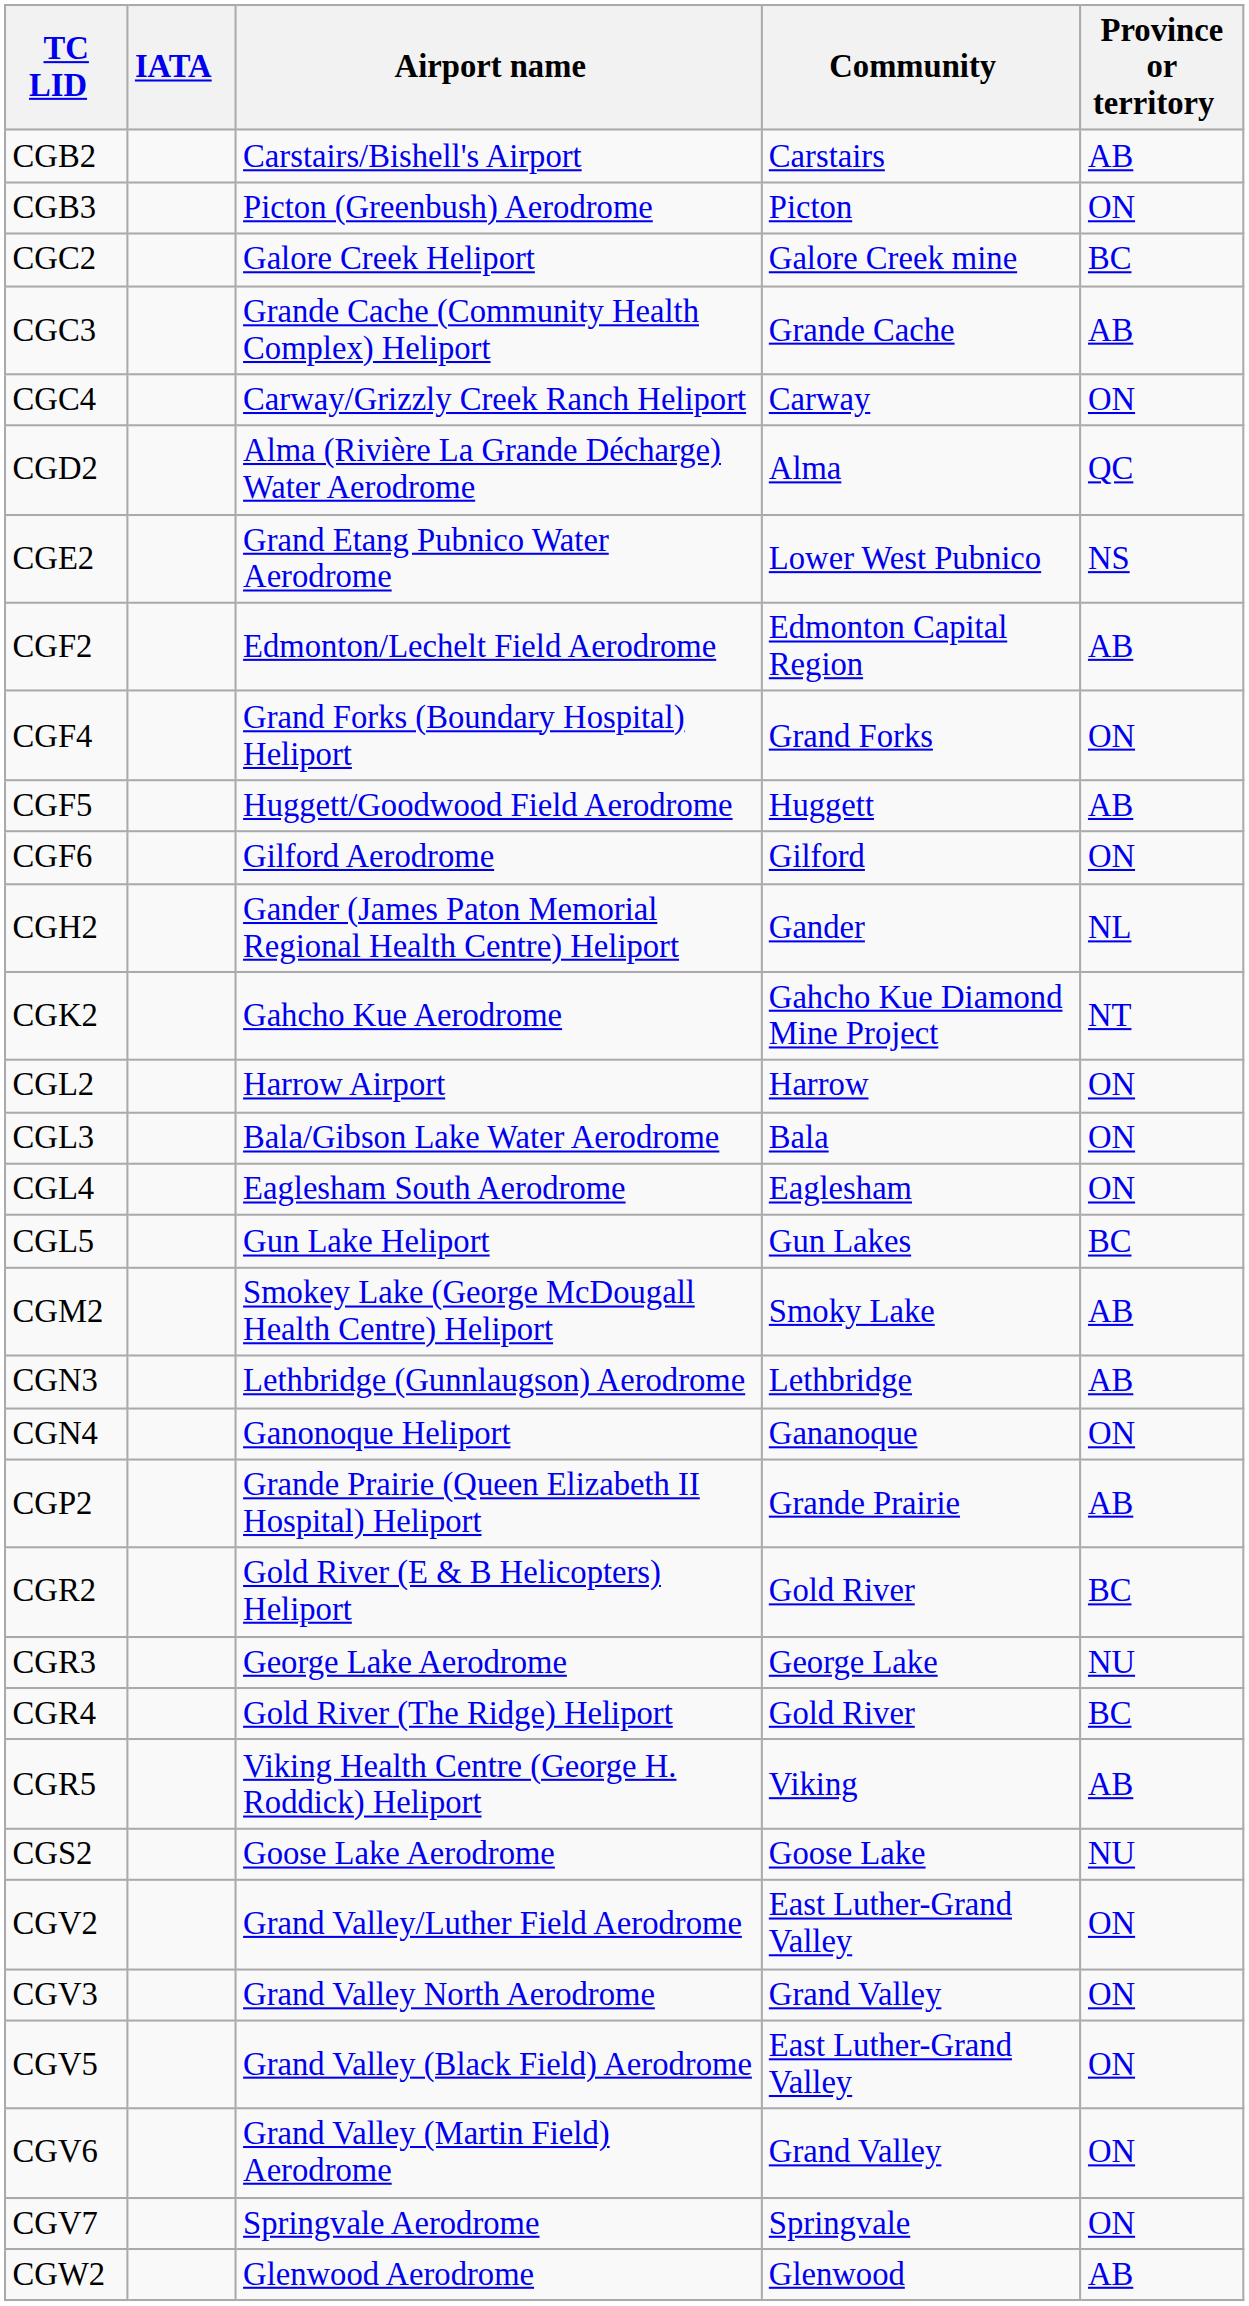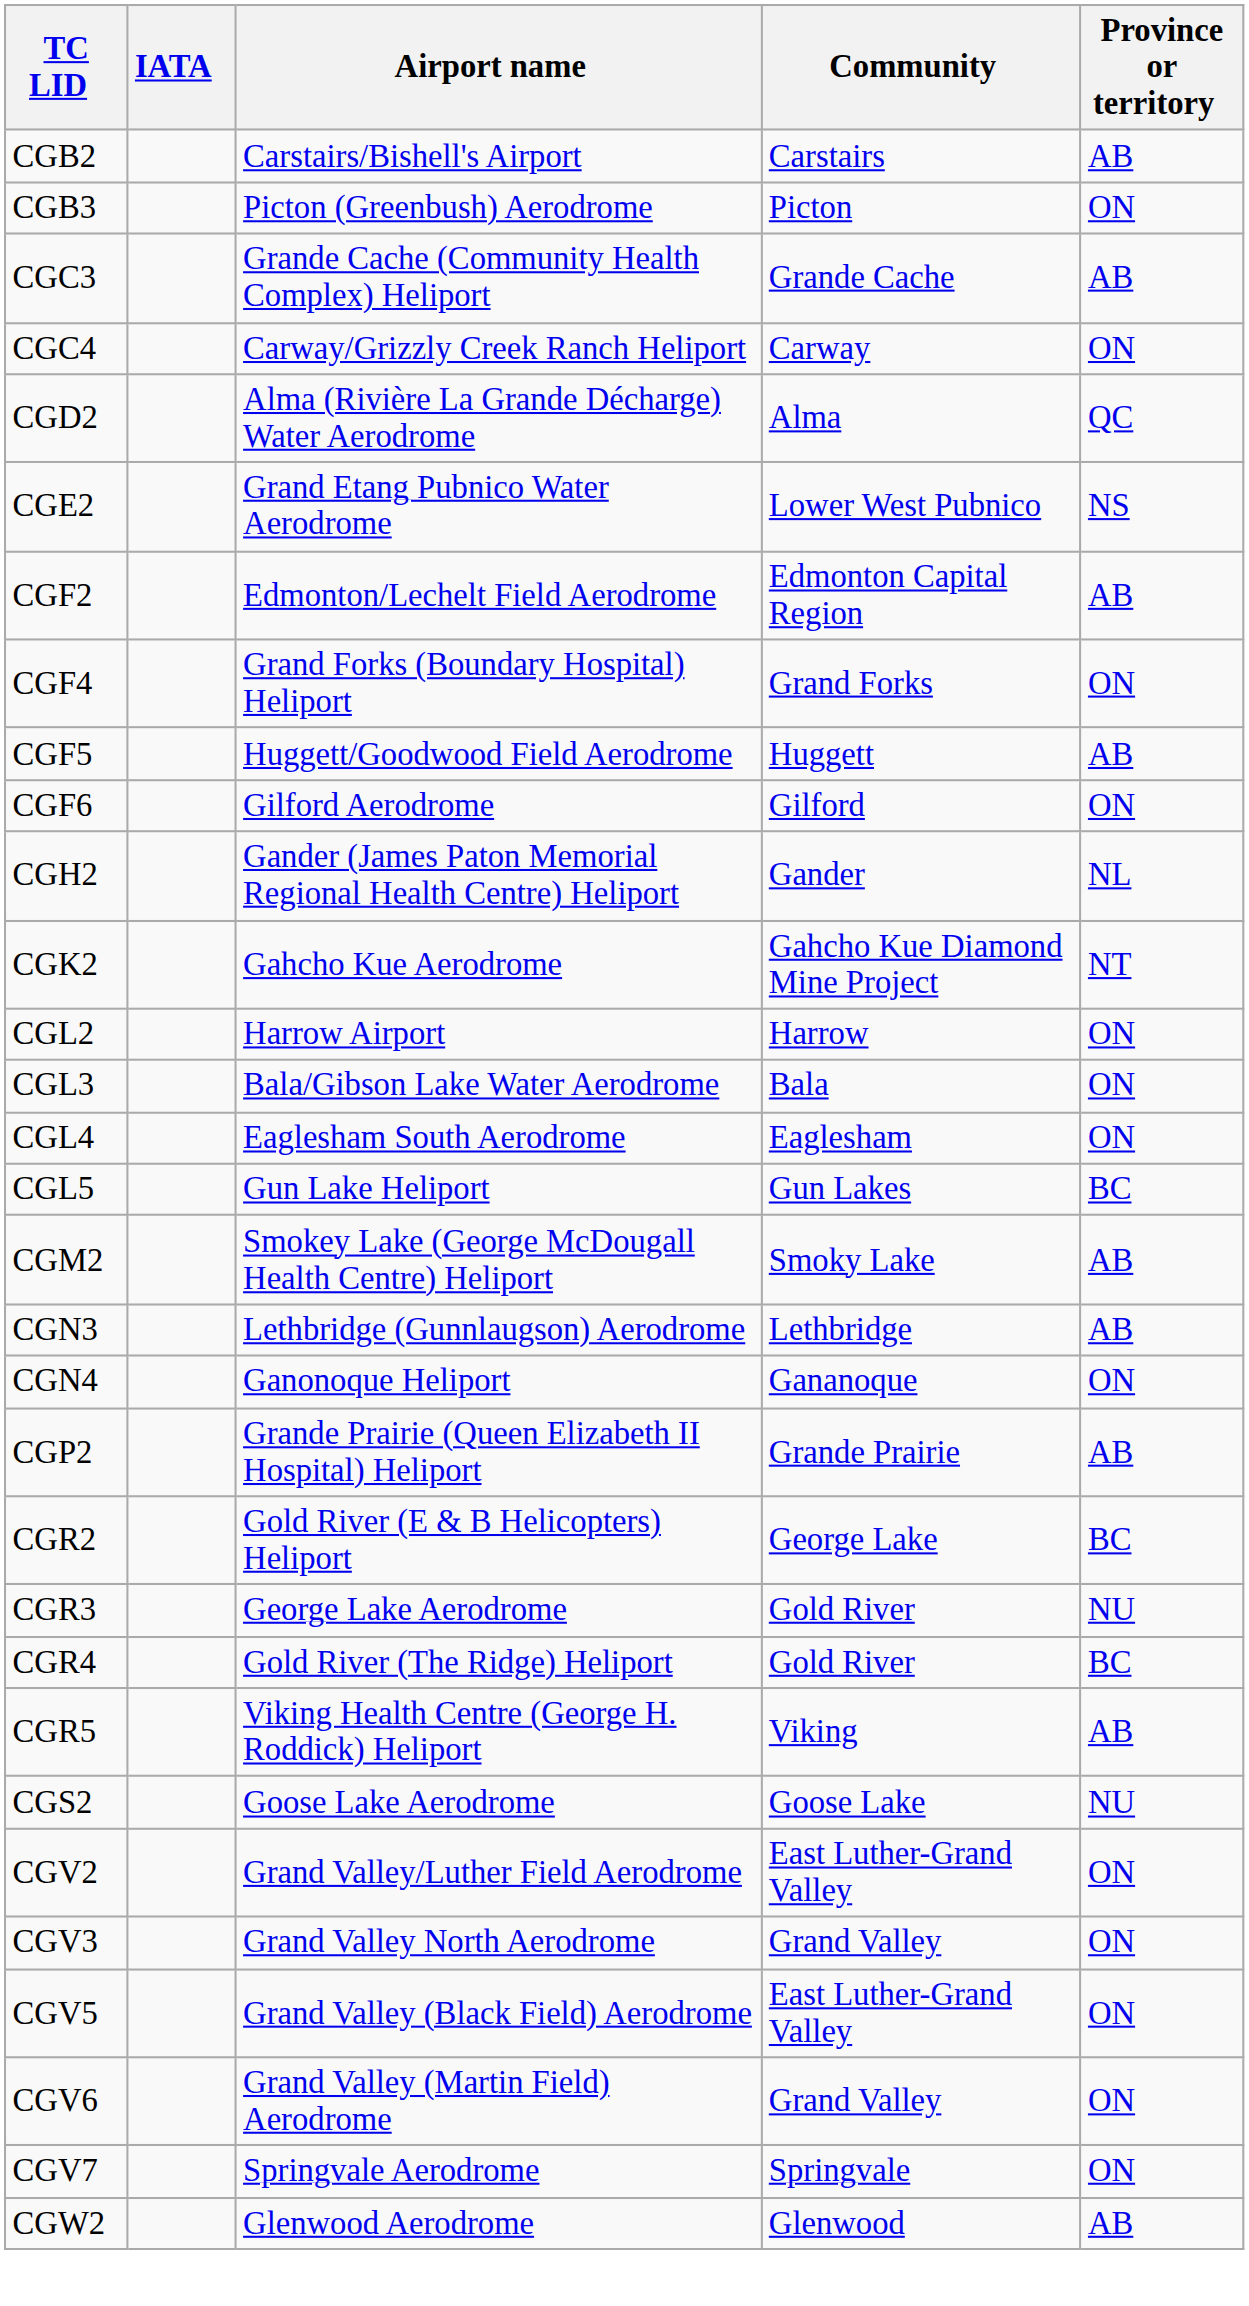- row: (54, 259)
(842, 1591) Gold River -> (853, 1539) George Lake
(853, 1661) George Lake -> (842, 1609) Gold River
